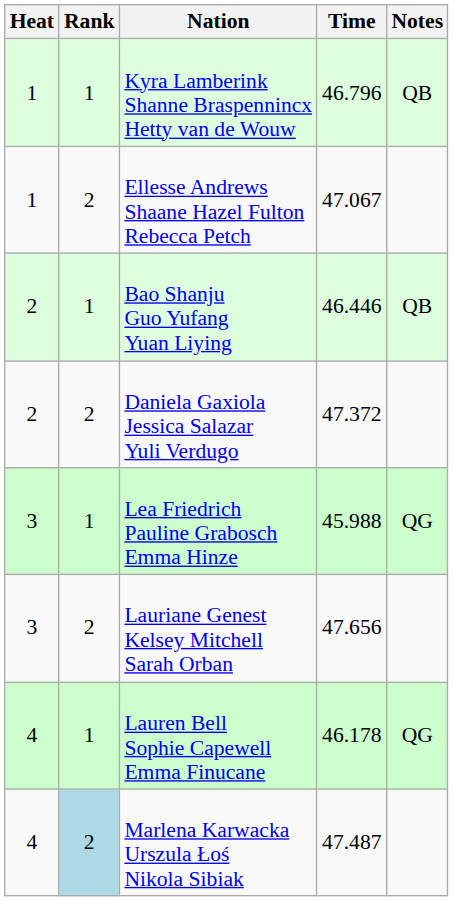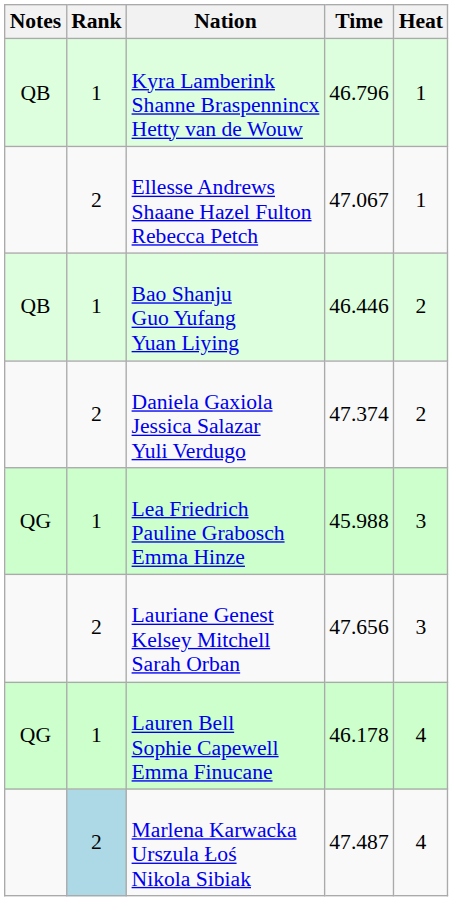columns swapped: (32, 21) <-> (417, 21)
(352, 413) 47.372 -> (359, 413) 47.374
